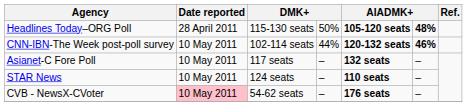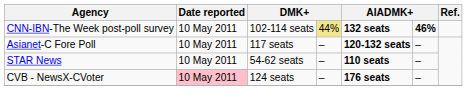- row: (69, 28)
(329, 45) no background -> (329, 28) khaki background
(377, 45) 120-132 seats -> (367, 28) 132 seats
(367, 61) 132 seats -> (377, 45) 120-132 seats
(272, 77) 124 seats -> (277, 61) 54-62 seats
(277, 93) 54-62 seats -> (272, 77) 124 seats
